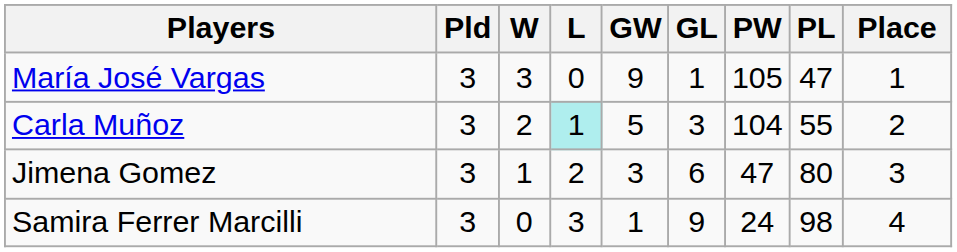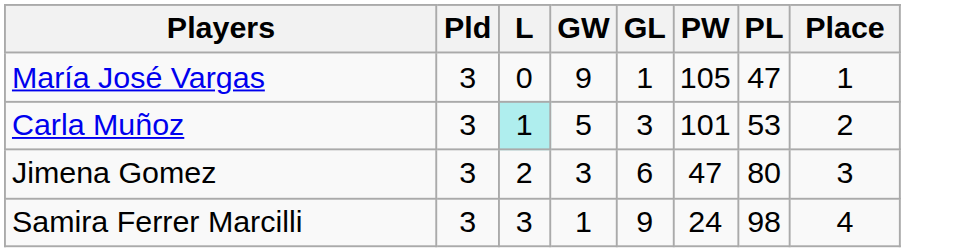- column: (524, 28)
(757, 125) 104 -> (705, 125) 101
(816, 125) 55 -> (764, 125) 53
